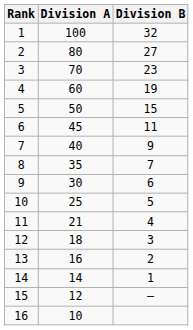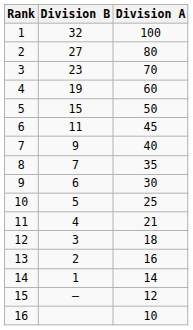columns swapped: (75, 14) <-> (151, 14)
